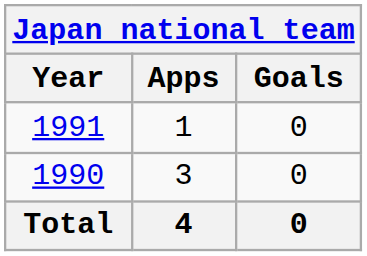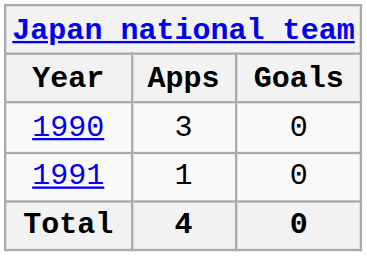rows swapped: (68, 176) <-> (68, 128)
